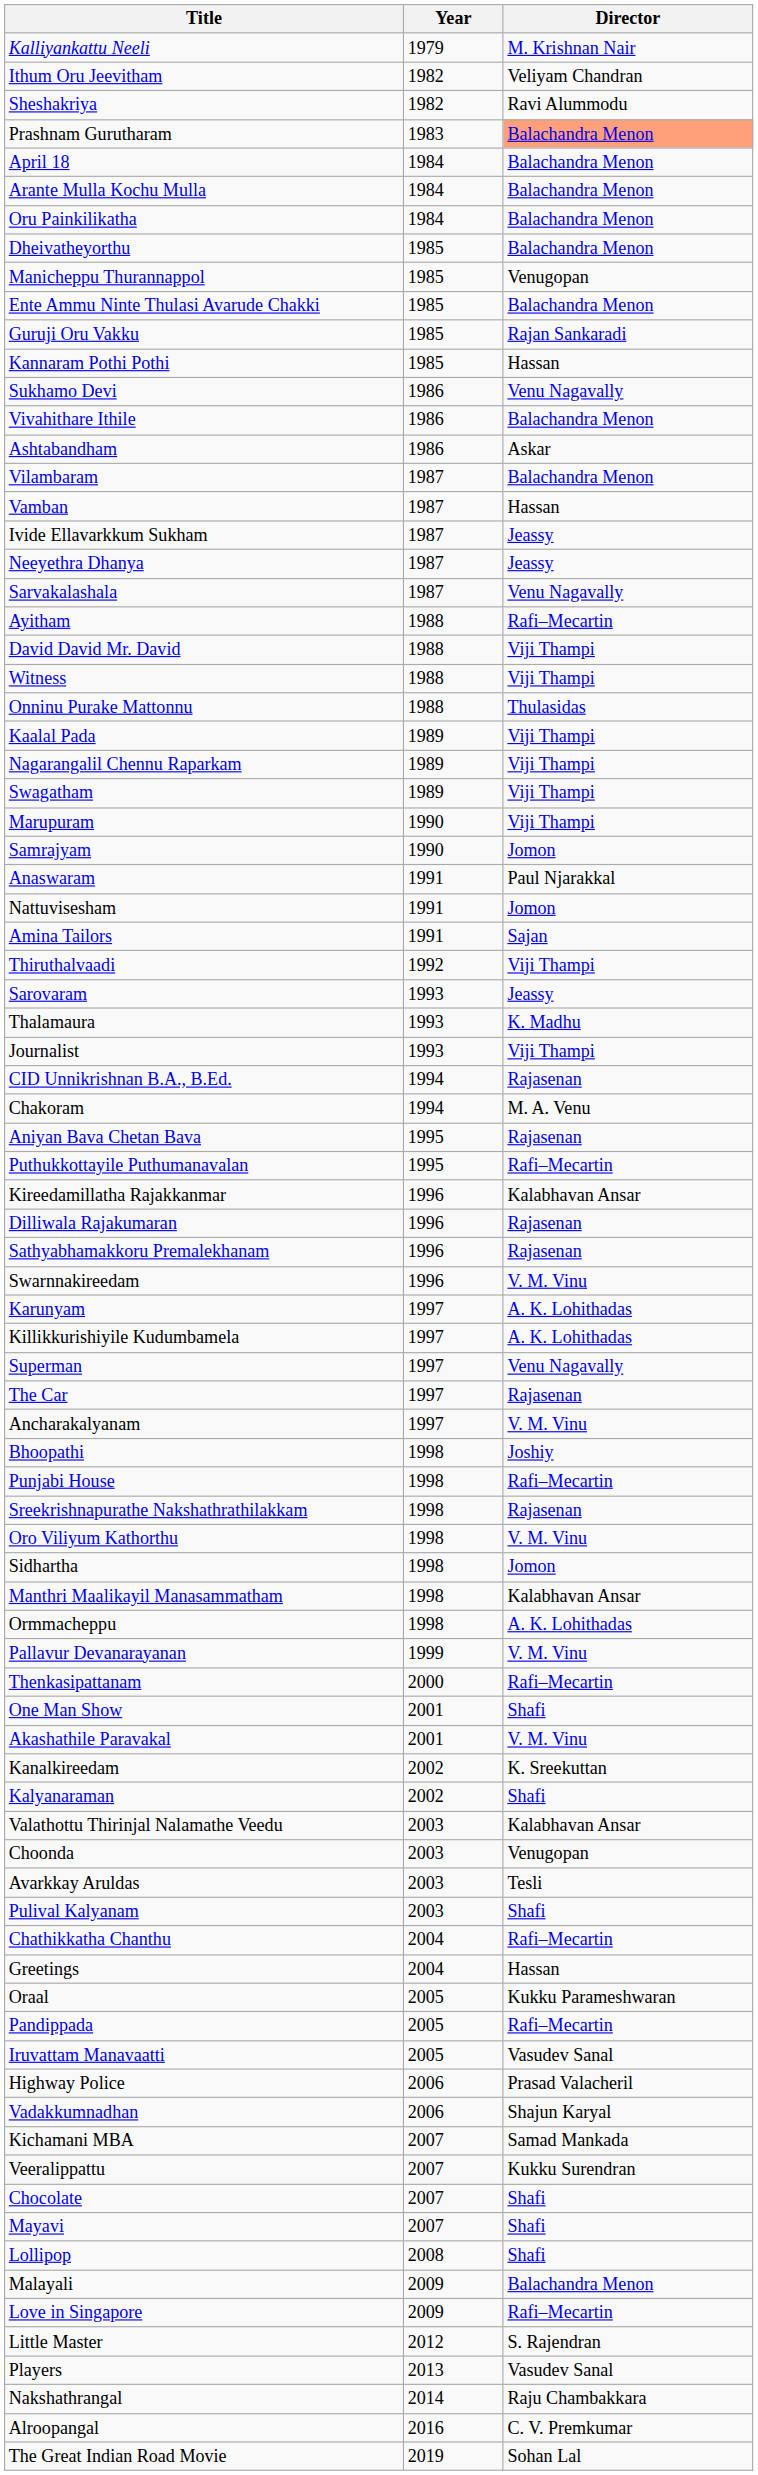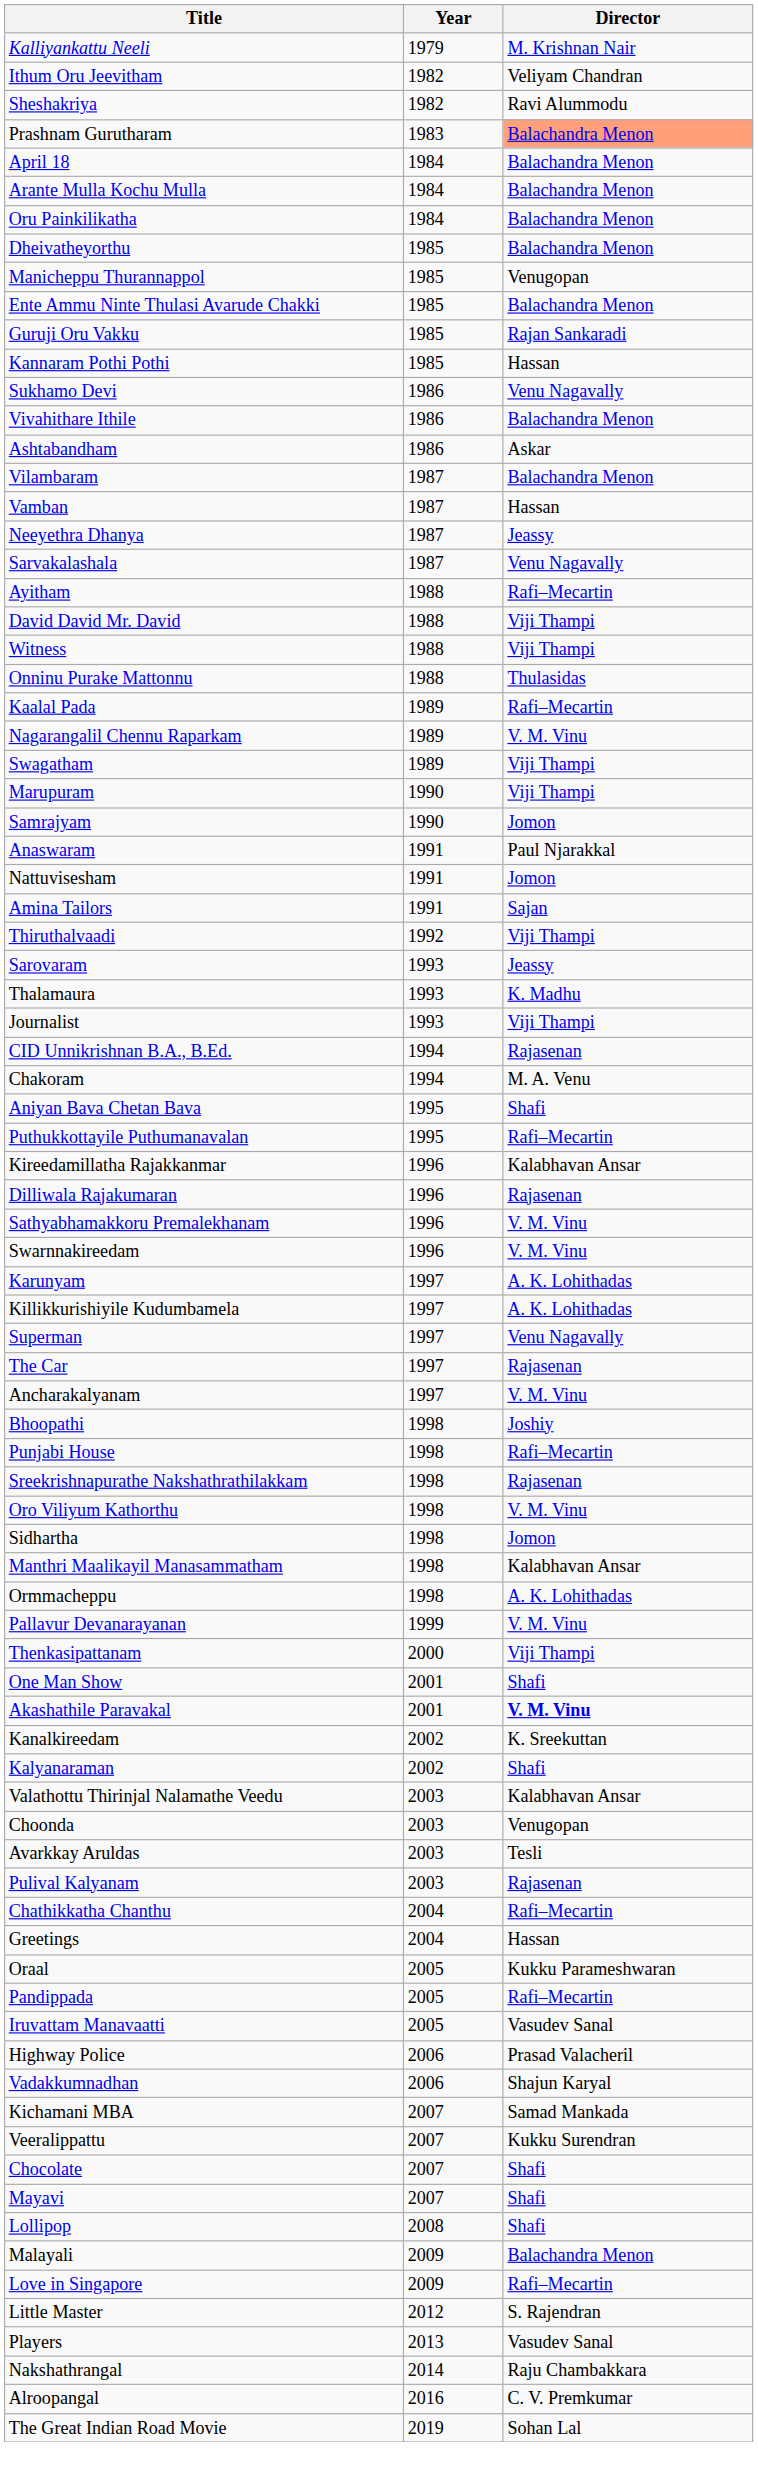- row: (108, 534)
(551, 735) Viji Thampi -> (560, 707) Rafi–Mecartin
(551, 764) Viji Thampi -> (547, 735) V. M. Vinu
(545, 1137) Rajasenan -> (527, 1108) Shafi
(545, 1251) Rajasenan -> (547, 1223) V. M. Vinu
(560, 1681) Rafi–Mecartin -> (551, 1653) Viji Thampi
(547, 1739) normal -> (549, 1710) bold
(527, 1911) Shafi -> (545, 1882) Rajasenan
